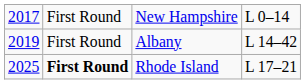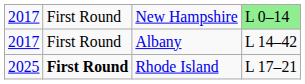(267, 16) no background -> (267, 16) lightgreen background
(24, 41) 2019 -> (24, 41) 2017
